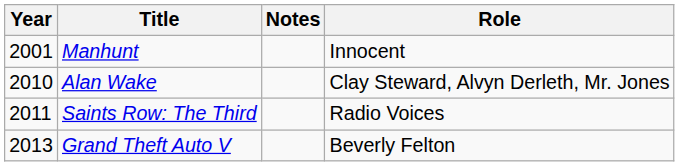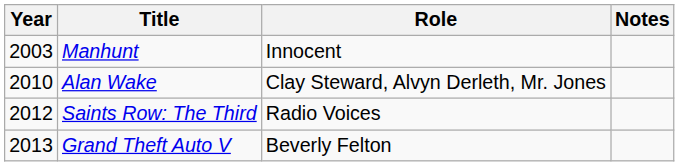columns swapped: (500, 20) <-> (293, 20)
(31, 51) 2001 -> (31, 51) 2003
(30, 113) 2011 -> (31, 113) 2012
